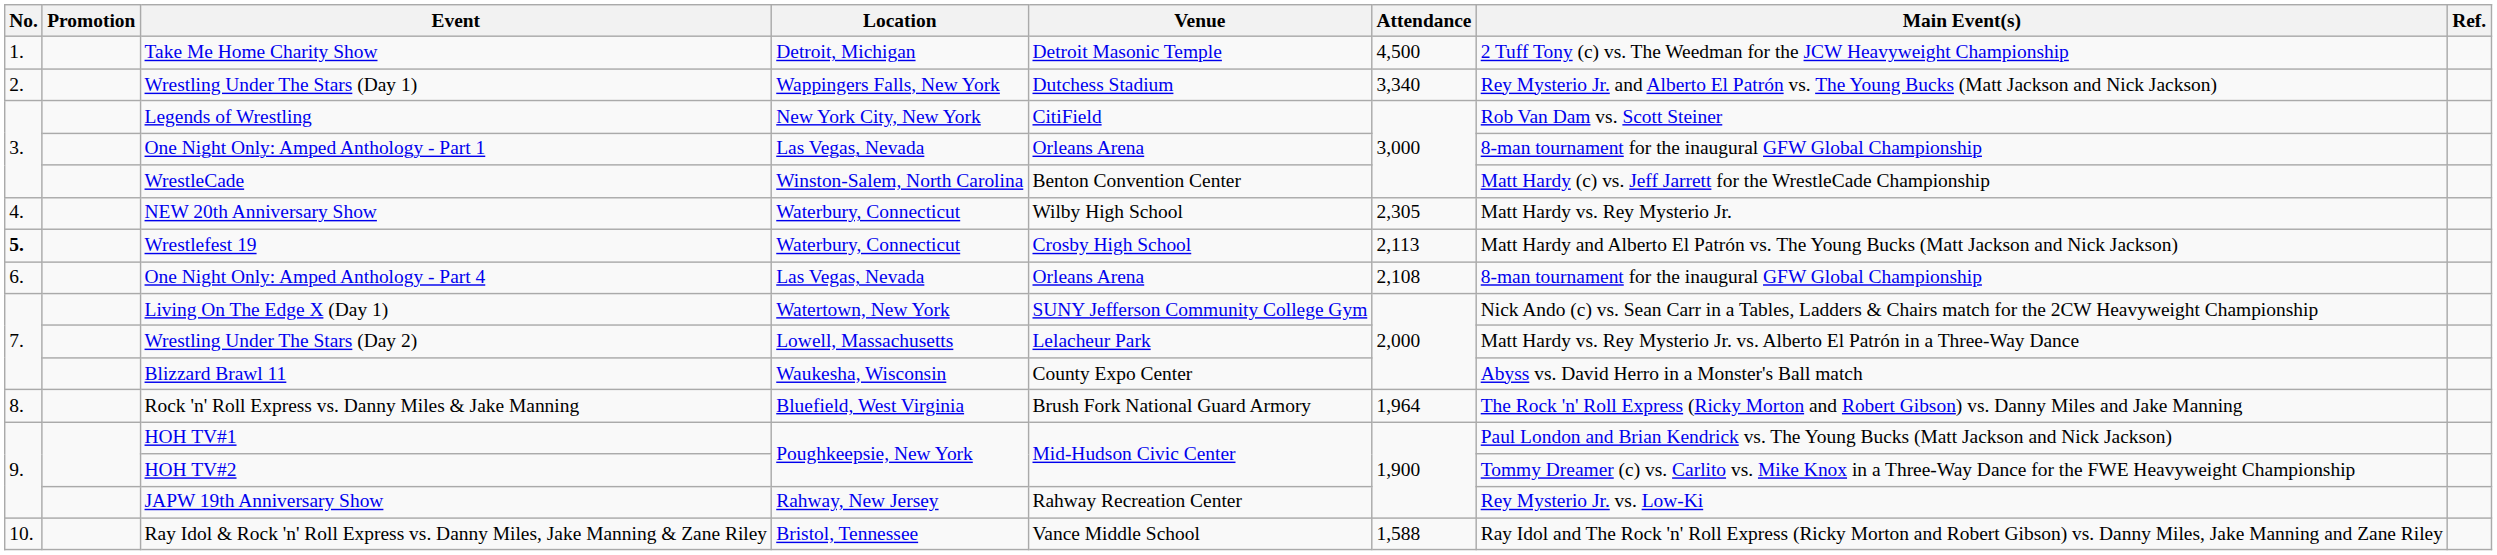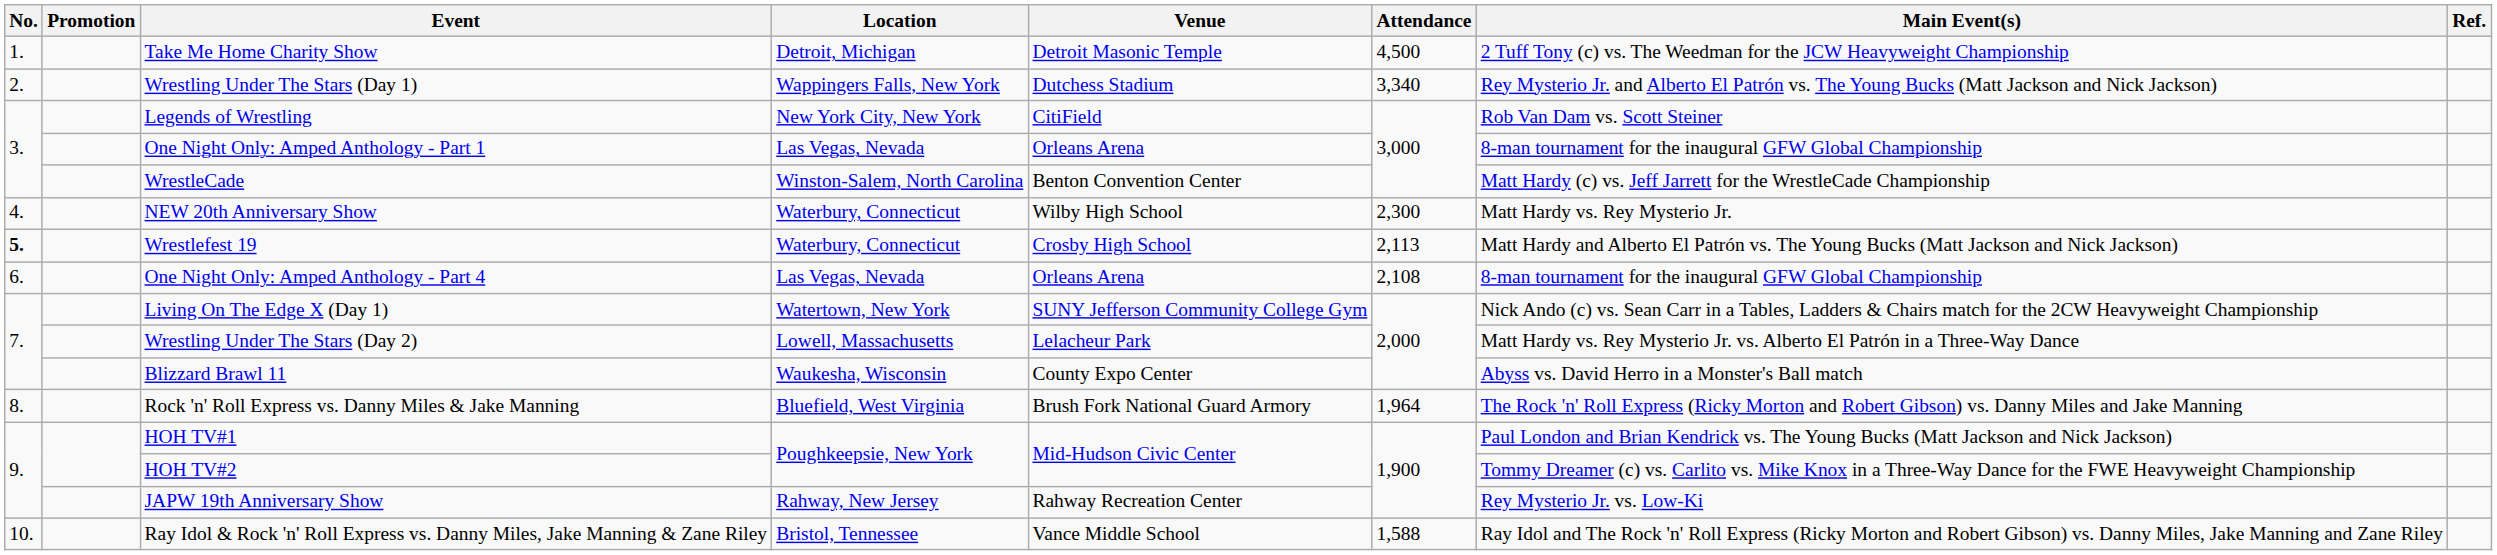(1398, 212) 2,305 -> (1398, 212) 2,300
